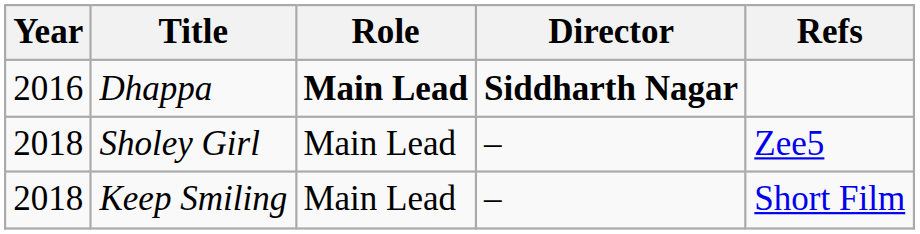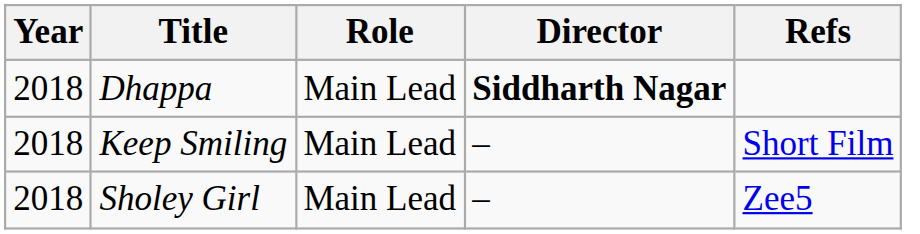(48, 87) 2016 -> (48, 87) 2018
(386, 87) bold -> (380, 87) normal
rows swapped: (180, 143) <-> (193, 198)
